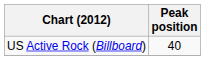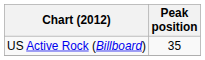(174, 45) 40 -> (174, 45) 35
